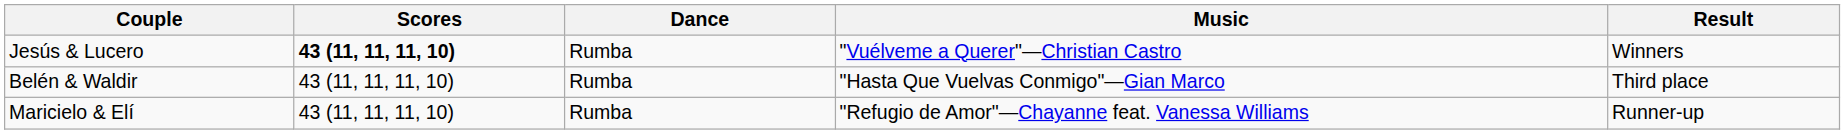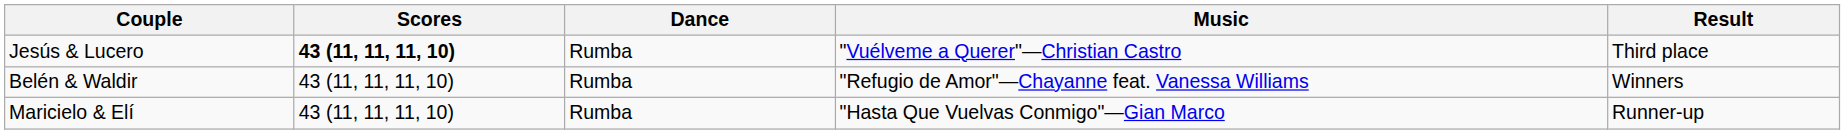(1648, 50) Winners -> (1660, 50) Third place
(1032, 81) "Hasta Que Vuelvas Conmigo"—Gian Marco -> (1074, 81) "Refugio de Amor"—Chayanne feat. Vanessa Williams
(1660, 81) Third place -> (1648, 81) Winners
(1074, 112) "Refugio de Amor"—Chayanne feat. Vanessa Williams -> (1032, 112) "Hasta Que Vuelvas Conmigo"—Gian Marco
